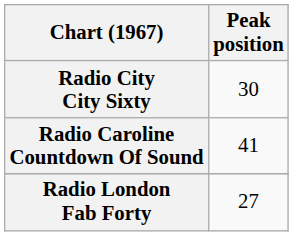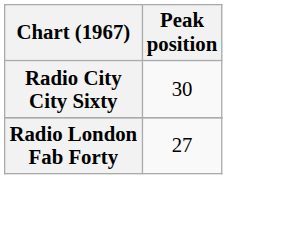- row: (107, 145)
